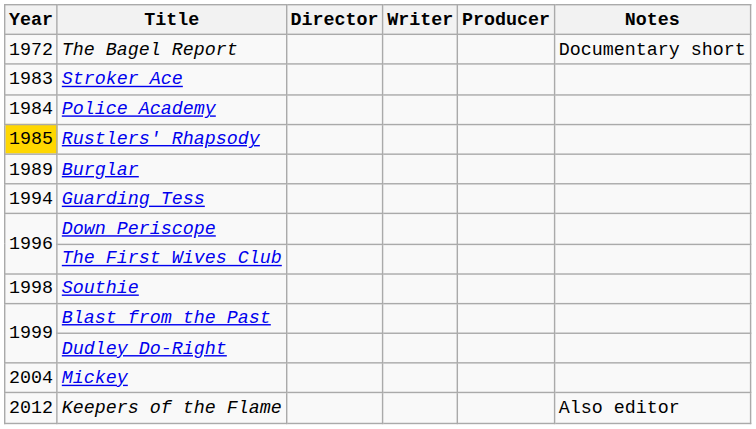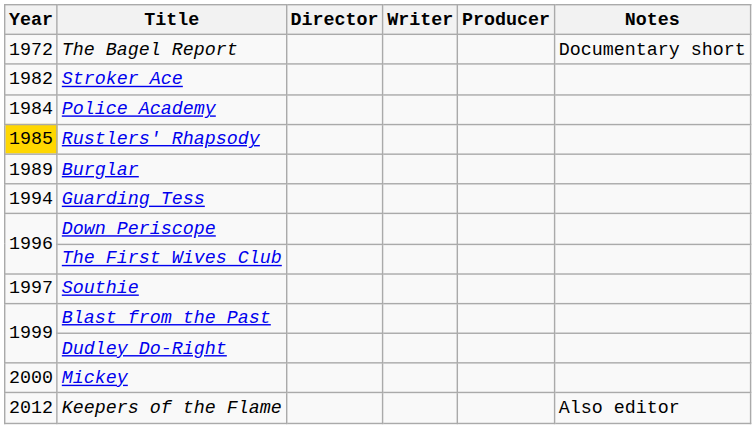(31, 79) 1983 -> (31, 79) 1982
(31, 289) 1998 -> (31, 289) 1997
(31, 378) 2004 -> (31, 378) 2000
